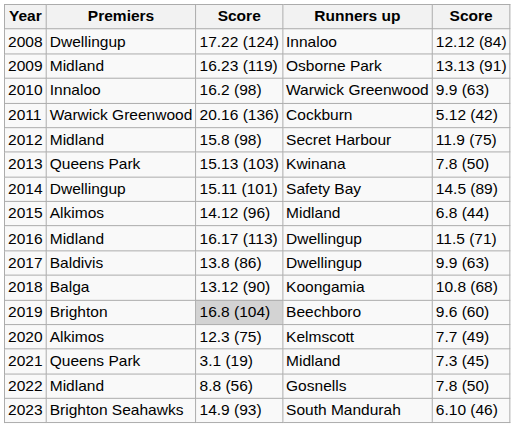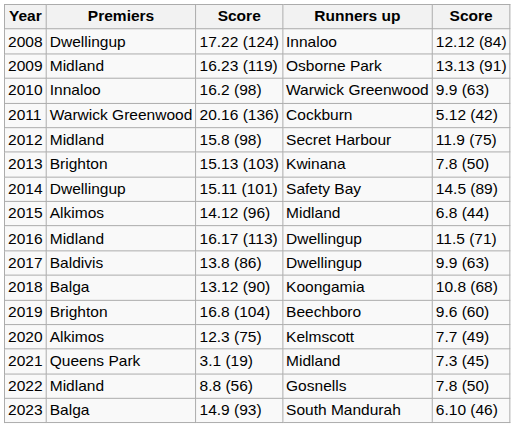(95, 164) Queens Park -> (79, 164) Brighton
(235, 312) lightgrey background -> (235, 312) no background
(117, 410) Brighton Seahawks -> (70, 410) Balga
